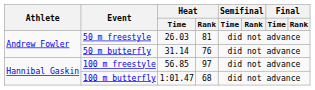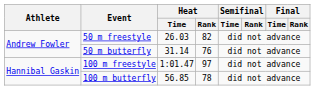(207, 37) 81 -> (207, 37) 82
(177, 64) 56.85 -> (177, 64) 1:01.47
(177, 78) 1:01.47 -> (177, 78) 56.85
(207, 78) 68 -> (207, 78) 78
